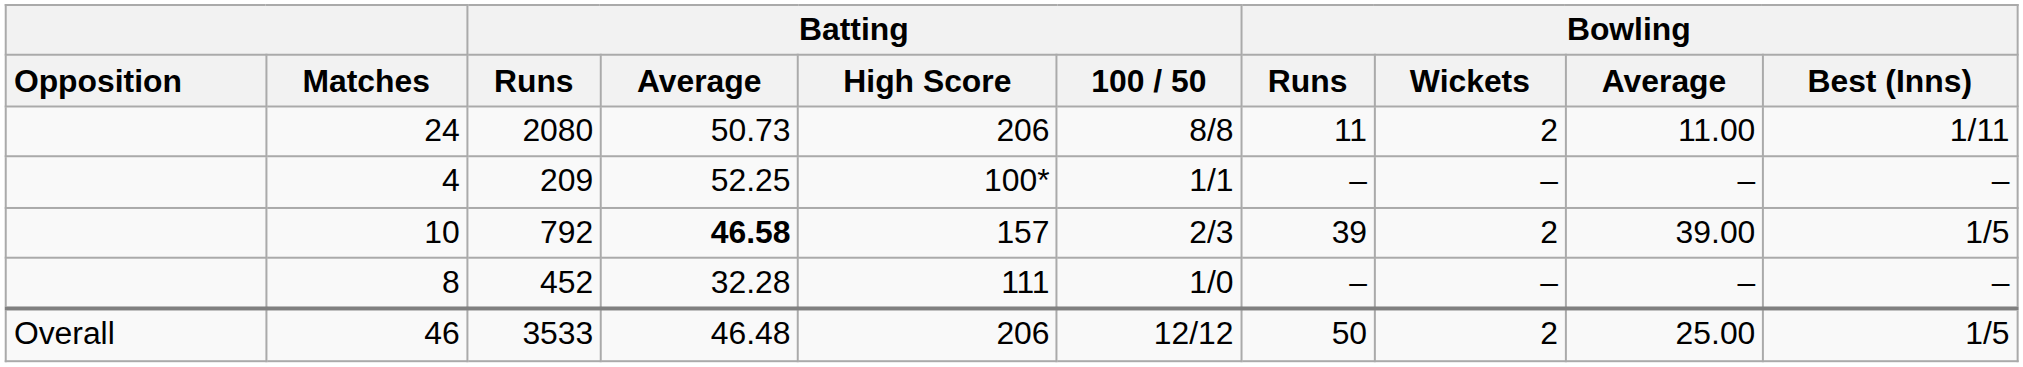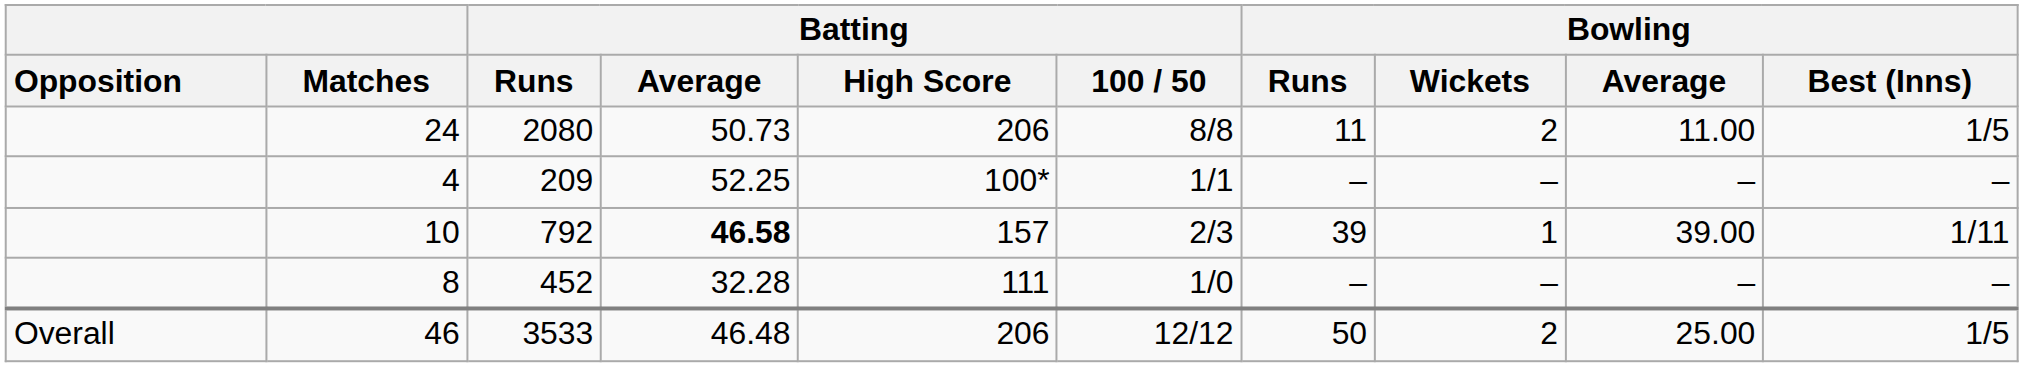(1980, 130) 1/11 -> (1987, 130) 1/5
(1549, 231) 2 -> (1549, 231) 1
(1987, 231) 1/5 -> (1980, 231) 1/11
